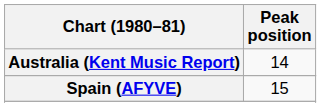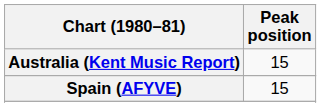(280, 62) 14 -> (280, 62) 15
